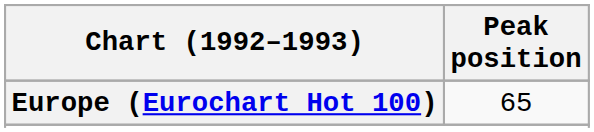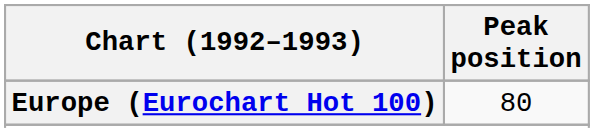(516, 103) 65 -> (516, 103) 80
